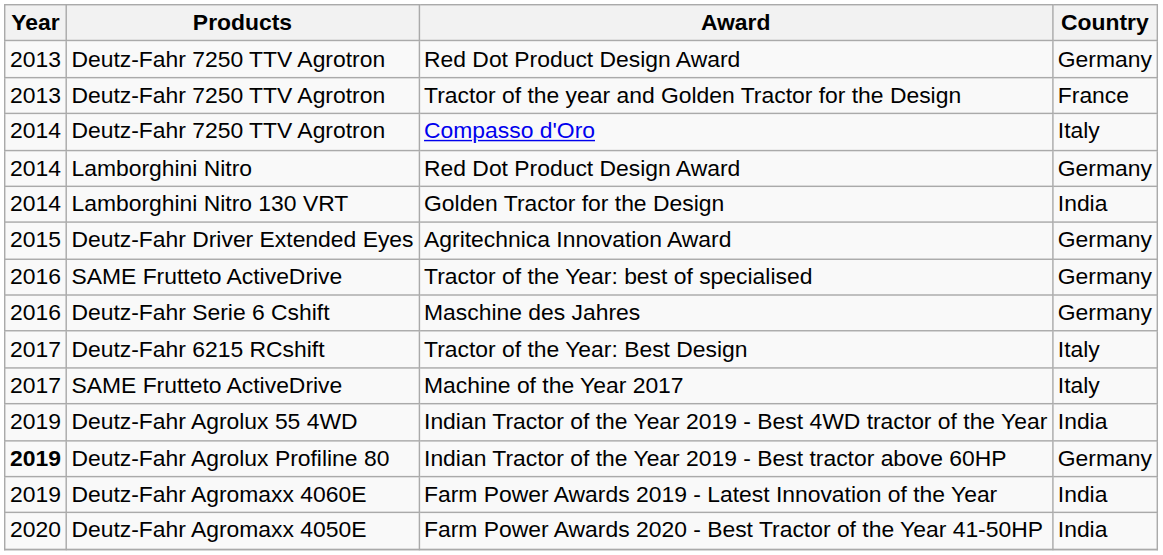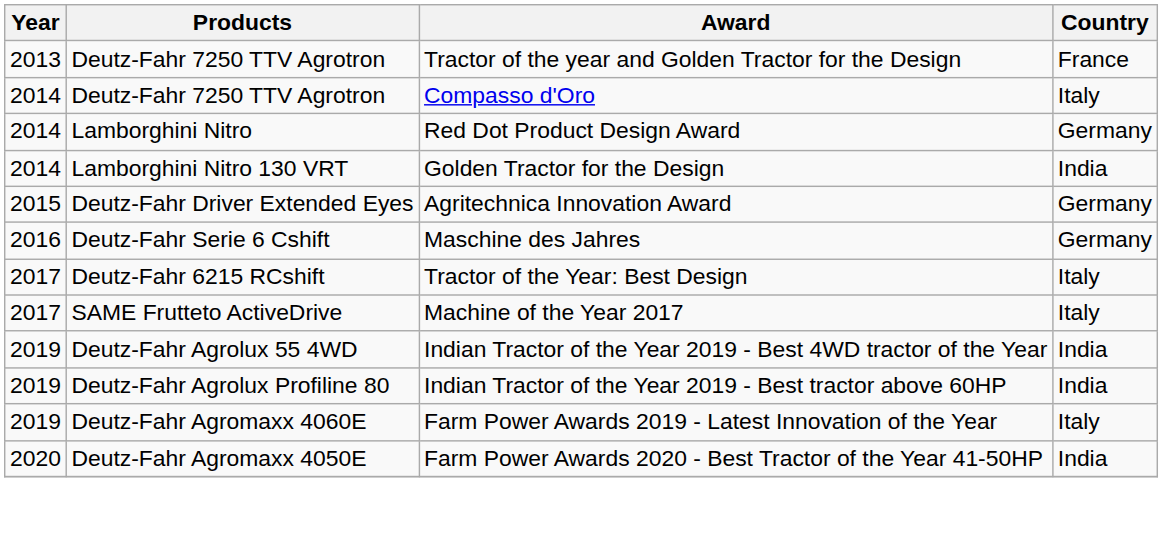- row: (228, 58)
- row: (207, 276)
(35, 458) bold -> (35, 385) normal
(1105, 458) Germany -> (1083, 385) India
(1083, 494) India -> (1079, 421) Italy
